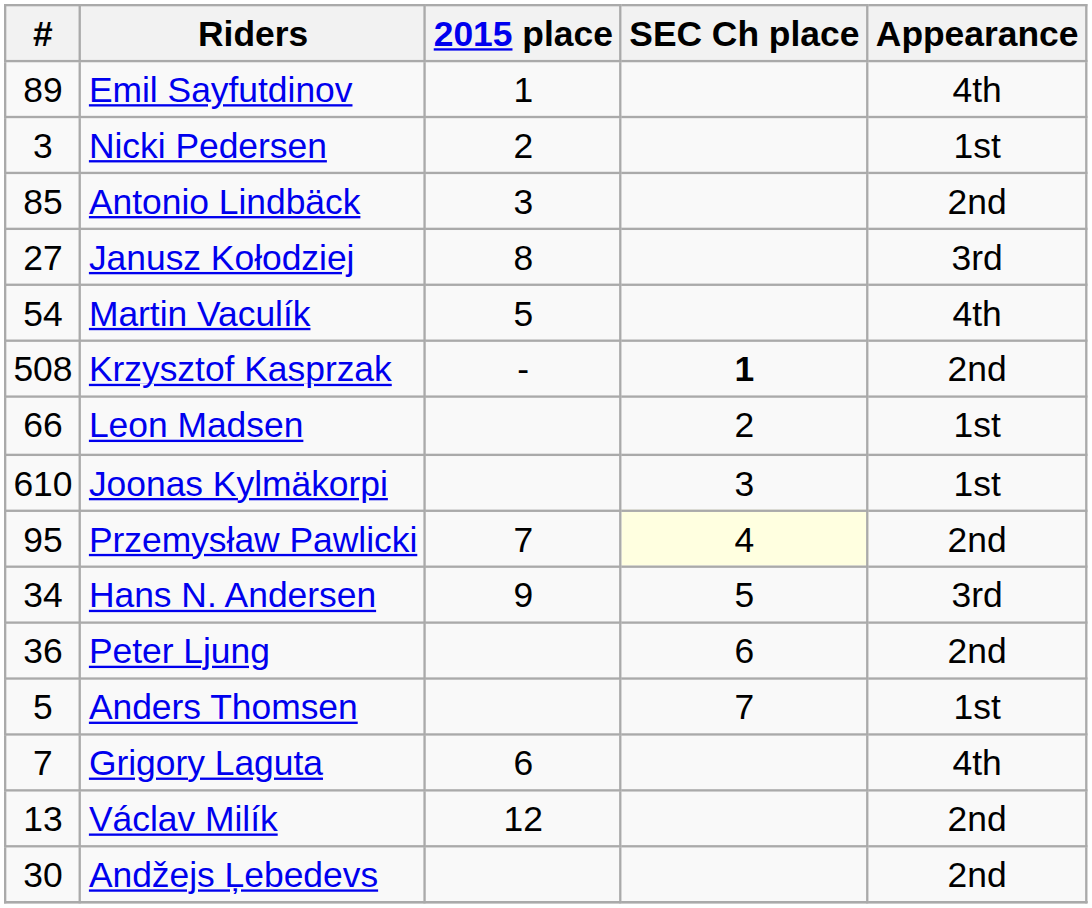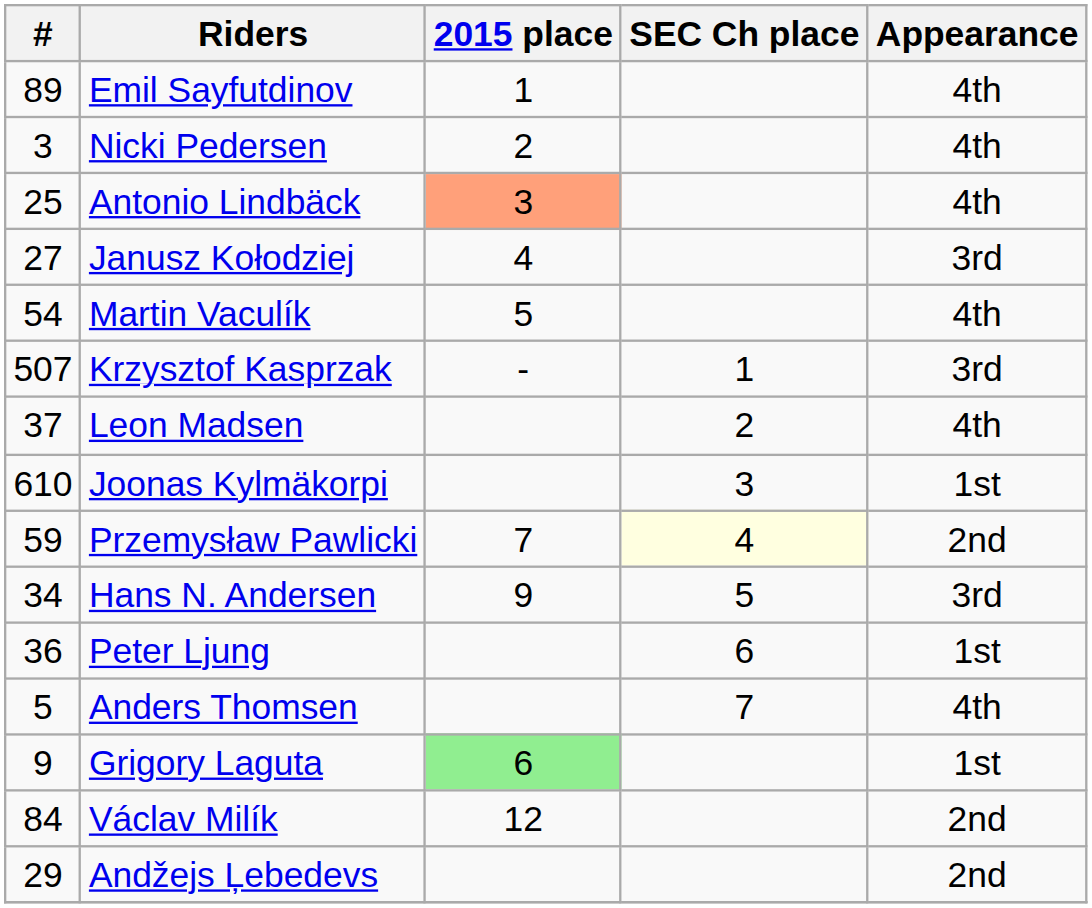(977, 146) 1st -> (977, 146) 4th
(43, 202) 85 -> (43, 202) 25
(523, 202) no background -> (523, 202) lightsalmon background
(977, 202) 2nd -> (977, 202) 4th
(523, 258) 8 -> (523, 258) 4
(43, 370) 508 -> (43, 370) 507
(744, 370) bold -> (744, 370) normal
(977, 370) 2nd -> (977, 370) 3rd
(43, 426) 66 -> (43, 426) 37
(977, 426) 1st -> (977, 426) 4th
(43, 538) 95 -> (43, 538) 59
(977, 650) 2nd -> (977, 650) 1st
(977, 706) 1st -> (977, 706) 4th
(43, 762) 7 -> (43, 762) 9
(523, 762) no background -> (523, 762) lightgreen background
(977, 762) 4th -> (977, 762) 1st
(43, 818) 13 -> (43, 818) 84
(43, 874) 30 -> (43, 874) 29
